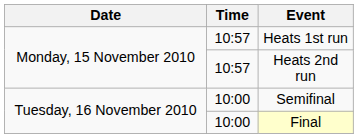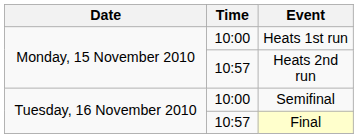(232, 38) 10:57 -> (232, 38) 10:00
(232, 122) 10:00 -> (232, 122) 10:57
